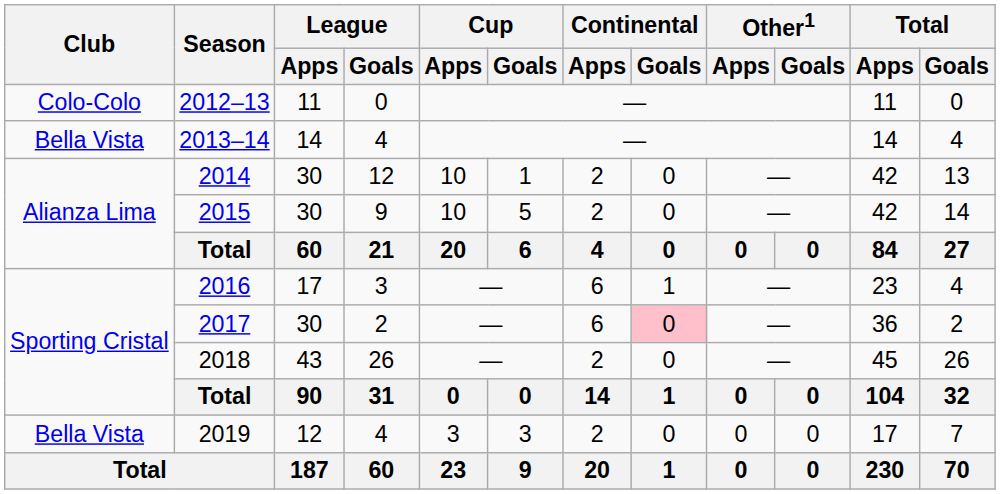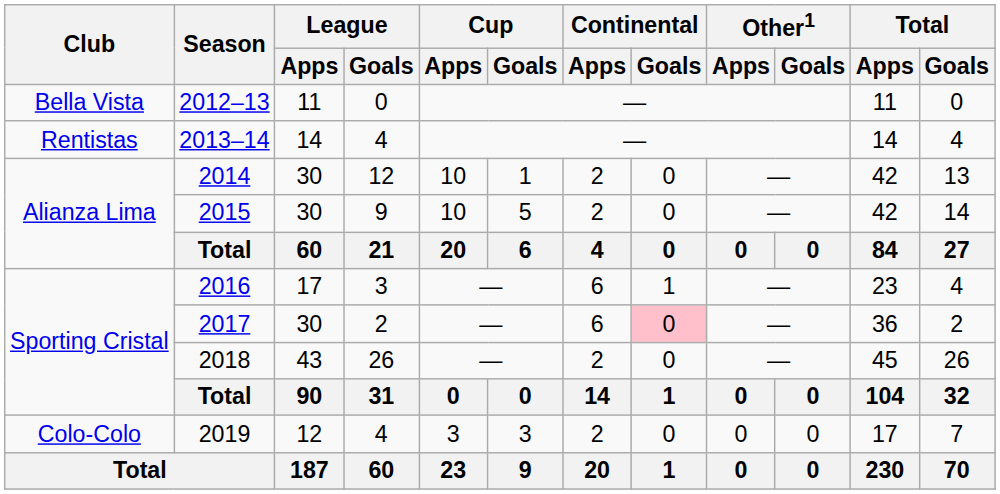(89, 102) Colo-Colo -> (89, 102) Bella Vista
(89, 139) Bella Vista -> (89, 139) Rentistas
(89, 433) Bella Vista -> (89, 433) Colo-Colo
